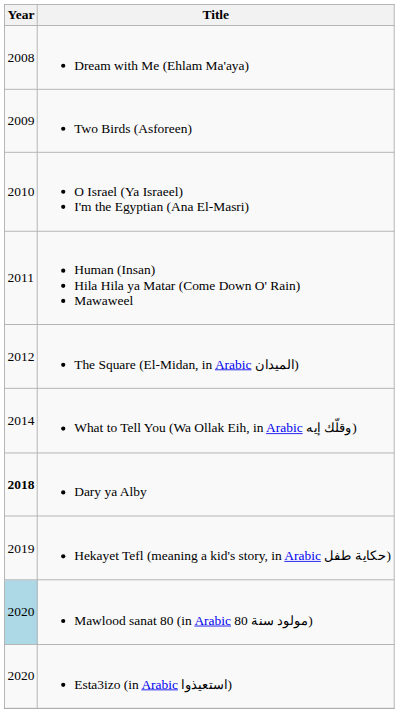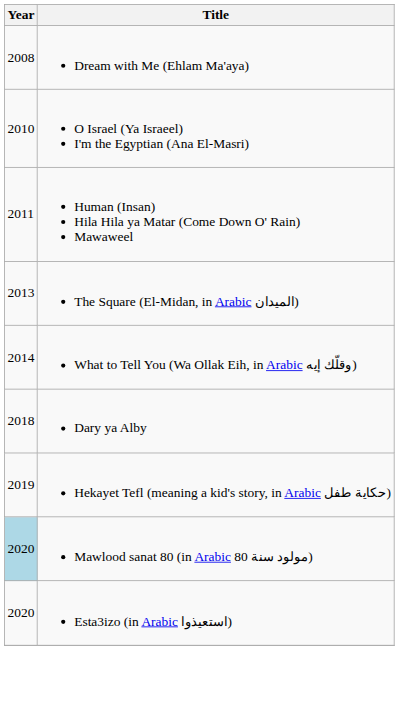- row: (216, 128)
(21, 356) 2012 -> (21, 293) 2013
(21, 484) bold -> (21, 421) normal
